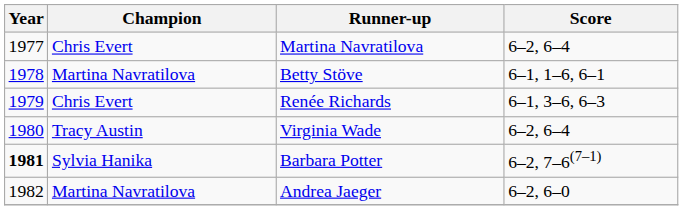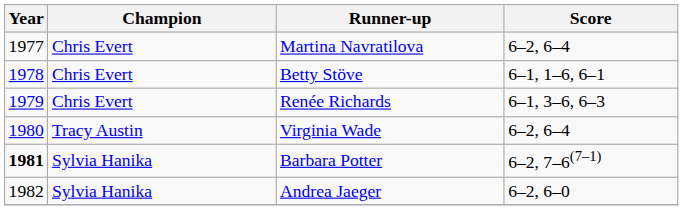(124, 74) Martina Navratilova -> (92, 74) Chris Evert
(124, 190) Martina Navratilova -> (102, 190) Sylvia Hanika
